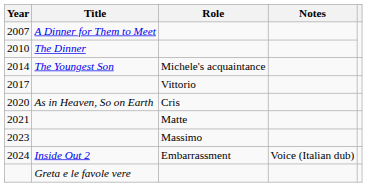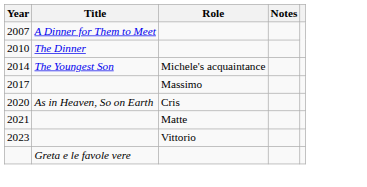(178, 84) Vittorio -> (182, 84) Massimo
(182, 137) Massimo -> (178, 137) Vittorio
- row: (18, 155)
